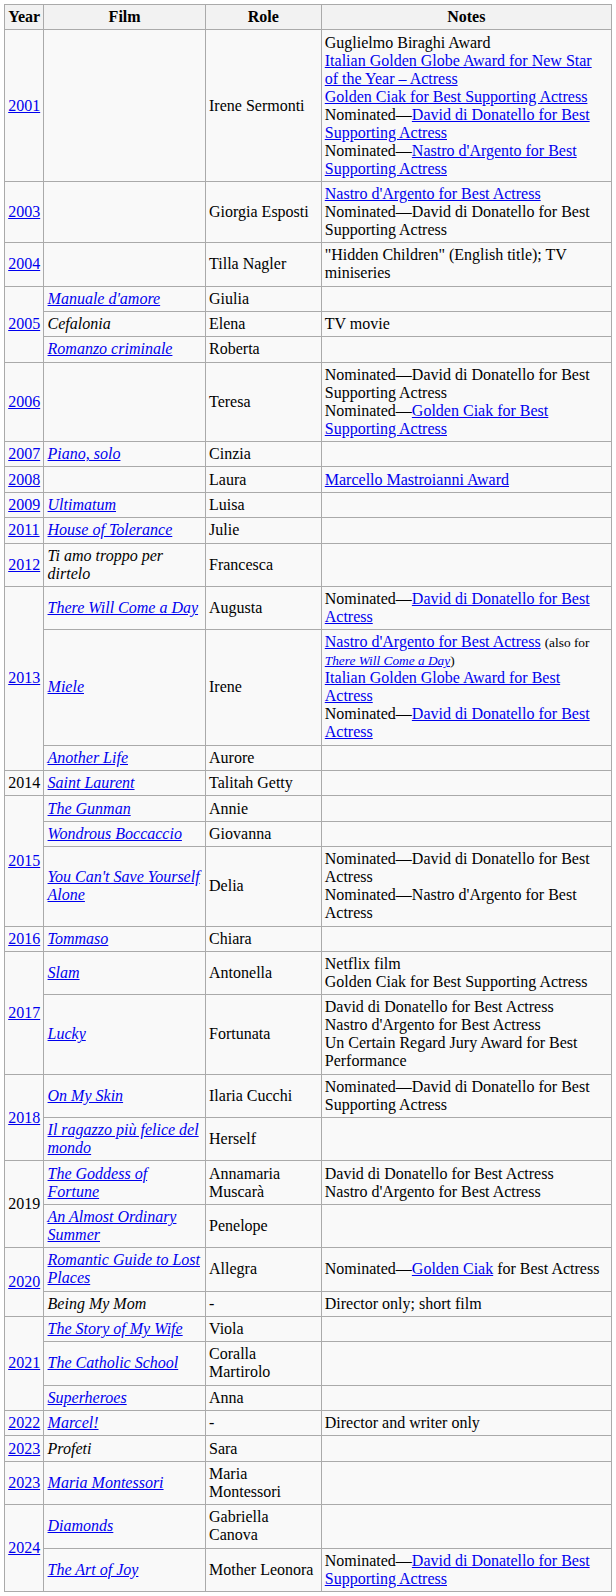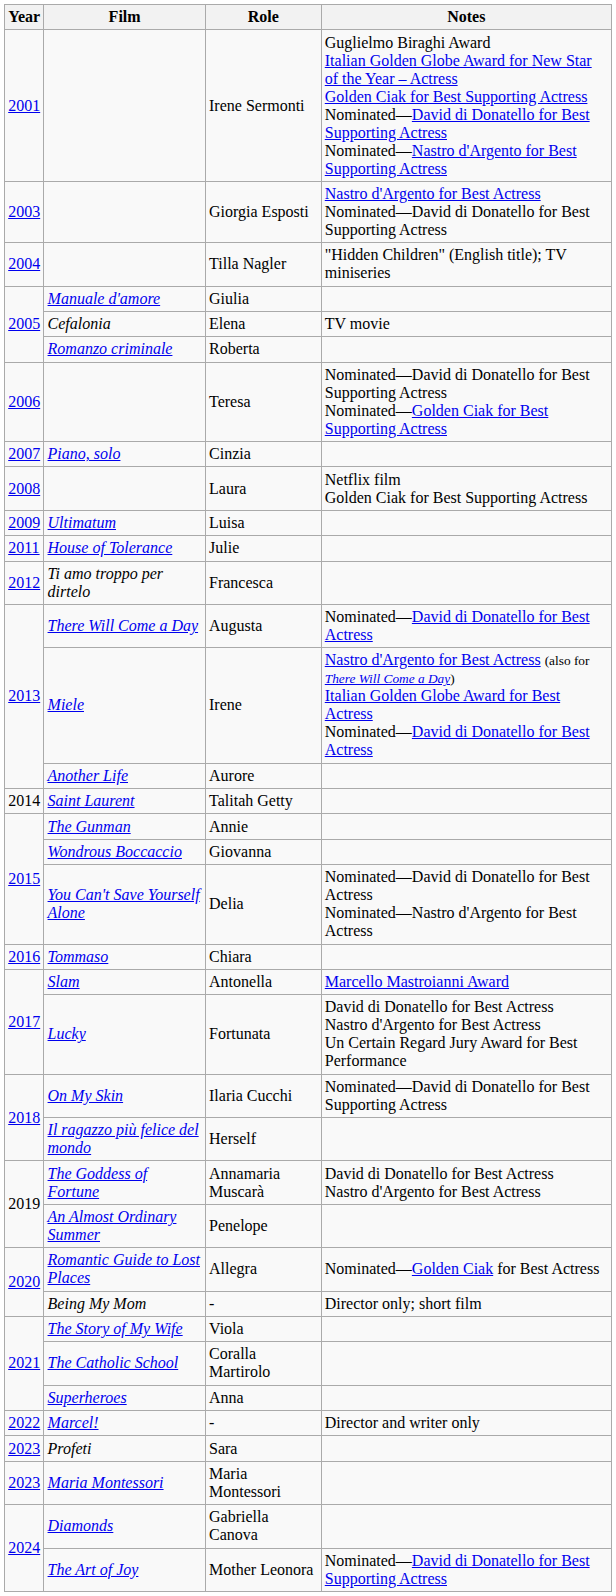(417, 479) Marcello Mastroianni Award -> (456, 488) Netflix film Golden Ciak for Best Supporting Actress
(456, 973) Netflix film Golden Ciak for Best Supporting Actress -> (417, 982) Marcello Mastroianni Award
